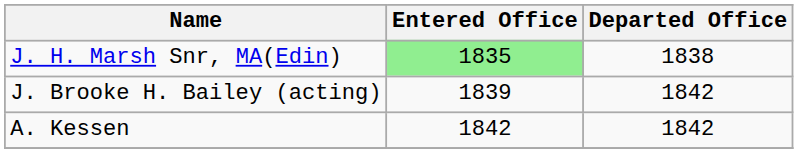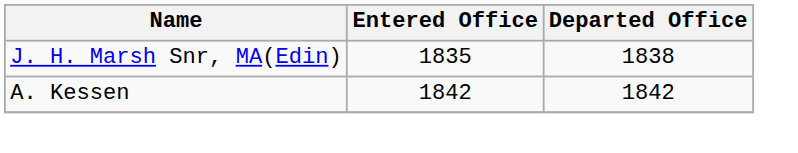(485, 59) lightgreen background -> (445, 59) no background
- row: (196, 94)
